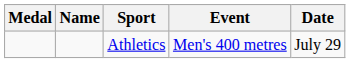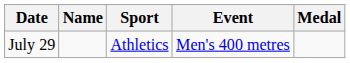columns swapped: (30, 17) <-> (318, 17)
